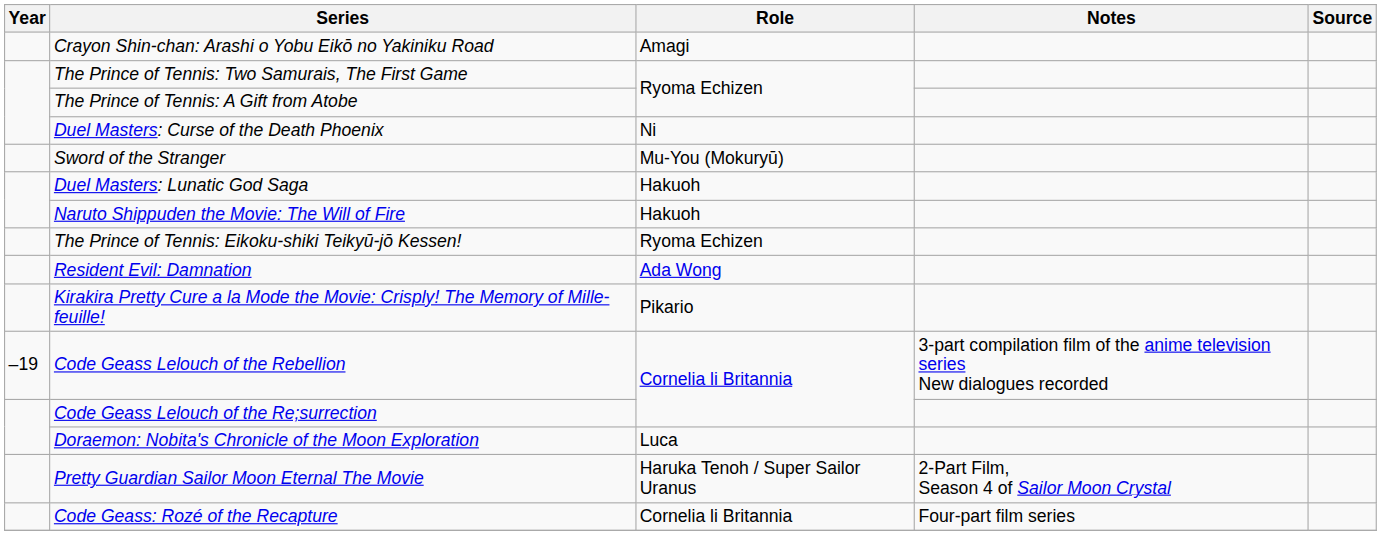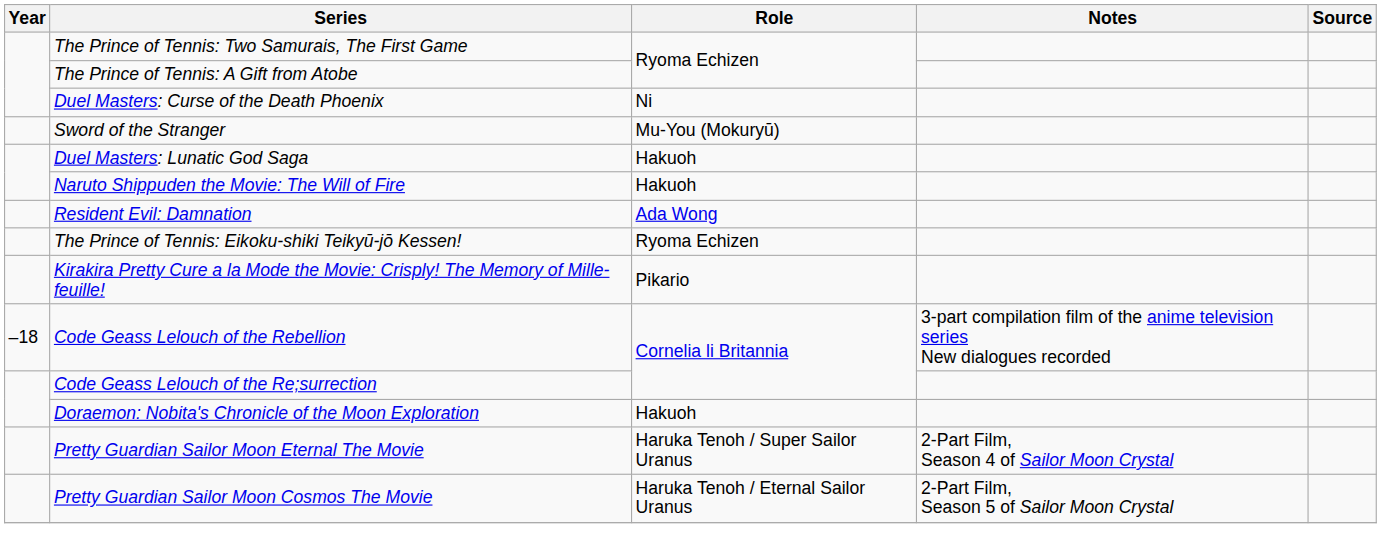- row: (274, 46)
rows swapped: (258, 241) <-> (153, 269)
(23, 365) –19 -> (23, 337) –18
(659, 440) Luca -> (666, 412) Hakuoh
+ row: (243, 498)
- row: (196, 516)
